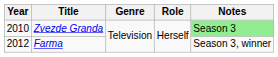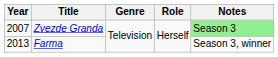(18, 28) 2010 -> (18, 28) 2007
(18, 44) 2012 -> (18, 44) 2013
